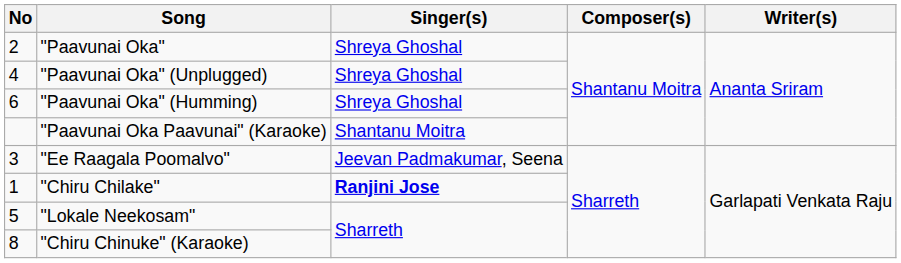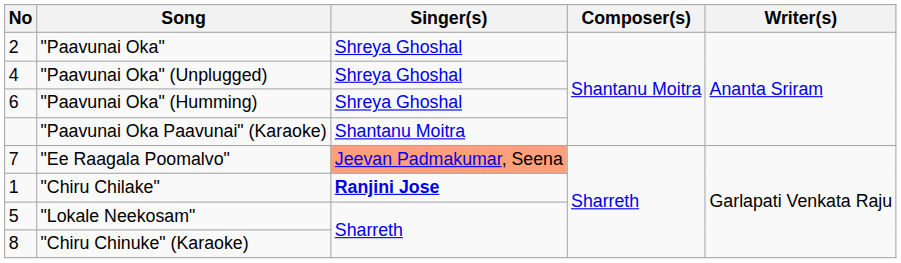(14, 159) 3 -> (14, 159) 7
(449, 159) no background -> (449, 159) lightsalmon background
